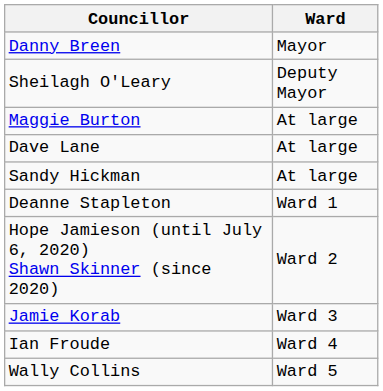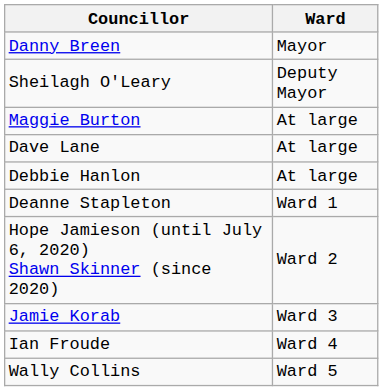- row: (75, 176)
+ row: (75, 176)
